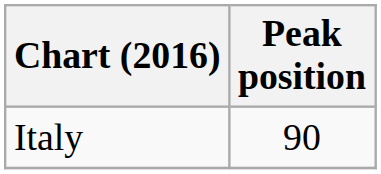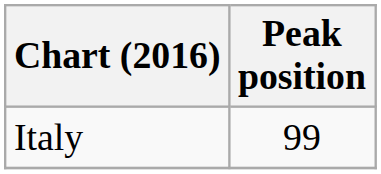(302, 136) 90 -> (302, 136) 99
